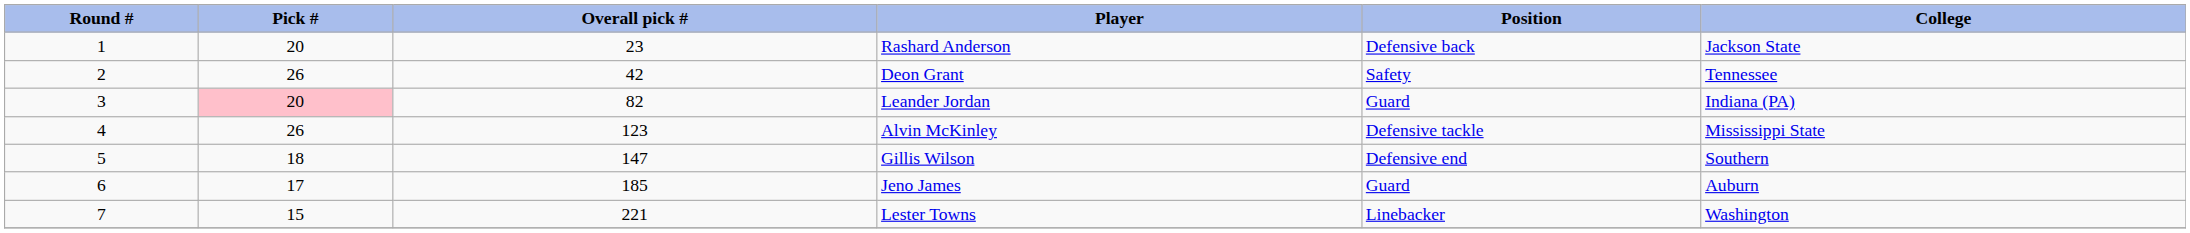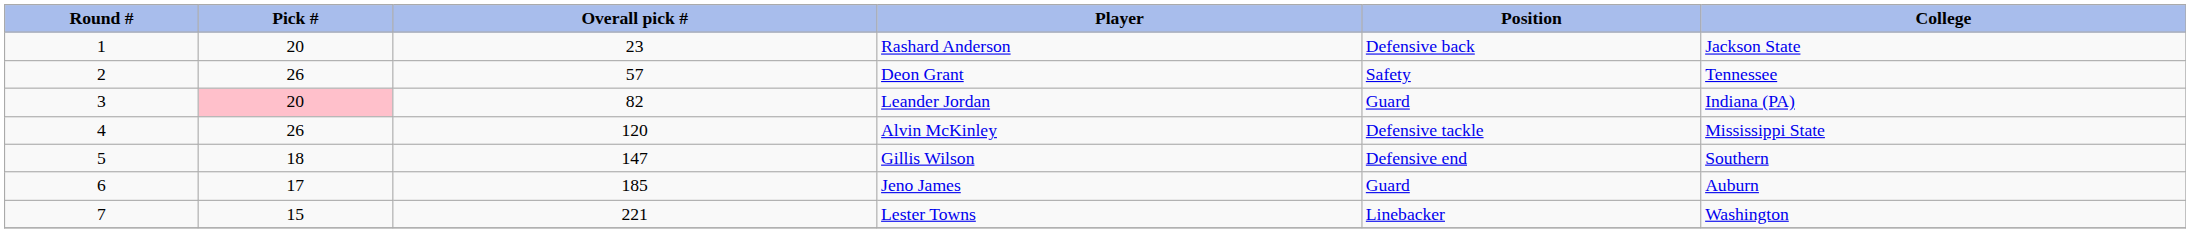(635, 74) 42 -> (635, 74) 57
(635, 130) 123 -> (635, 130) 120
